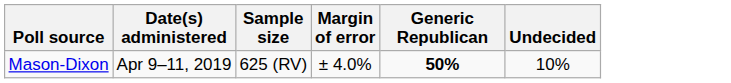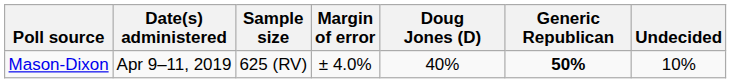+ column: (442, 28)
